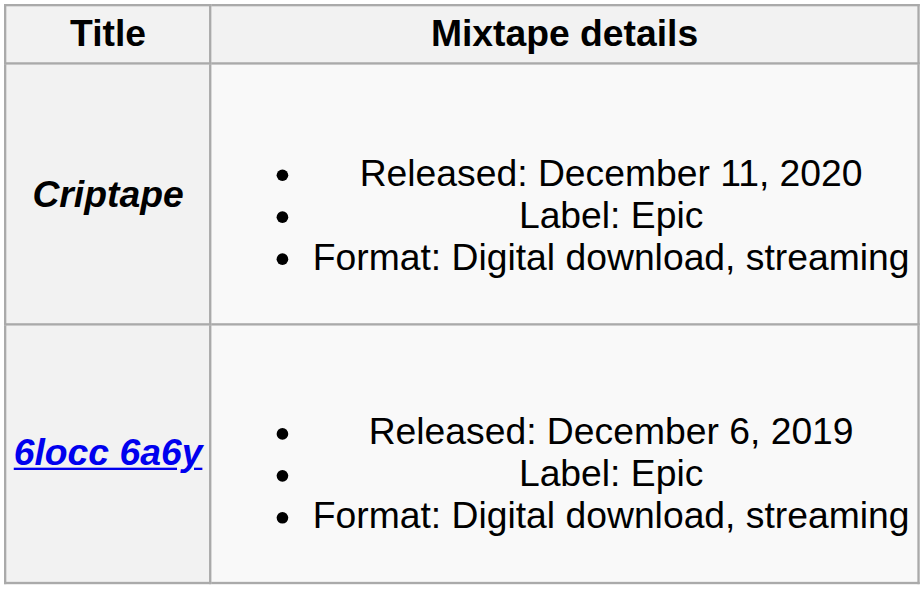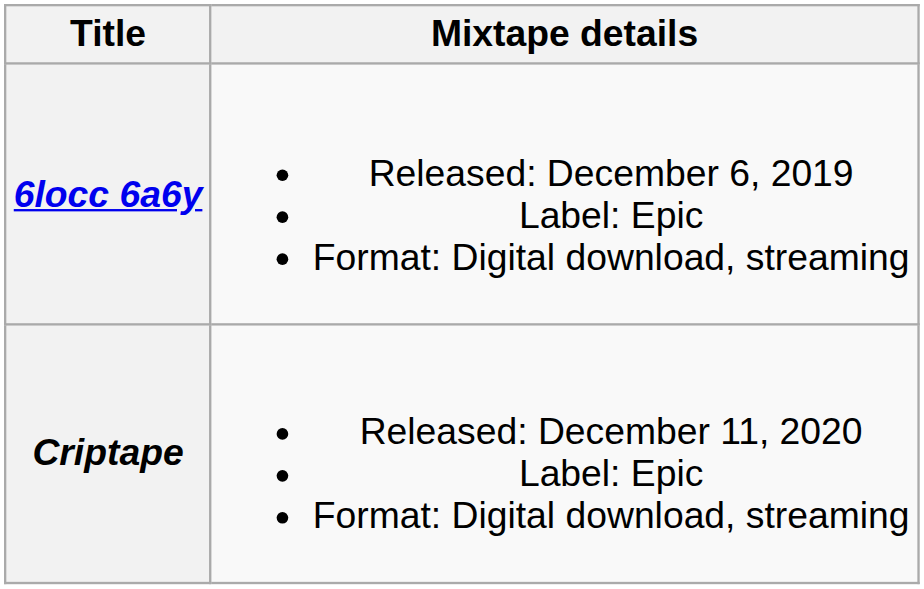rows swapped: (108, 452) <-> (108, 193)
